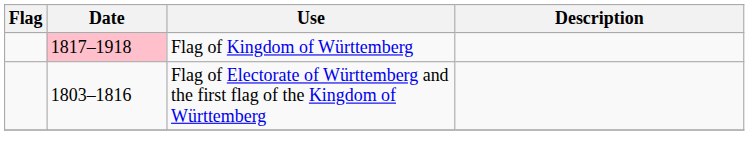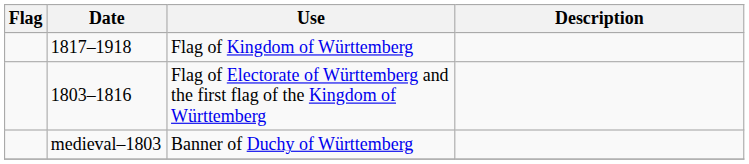(91, 47) pink background -> (91, 47) no background
+ row: (292, 144)
